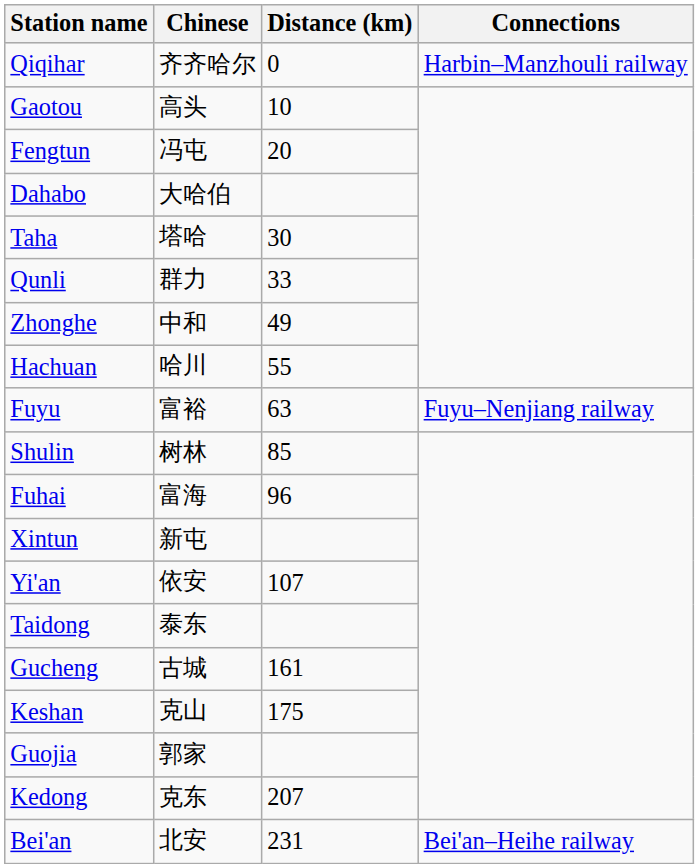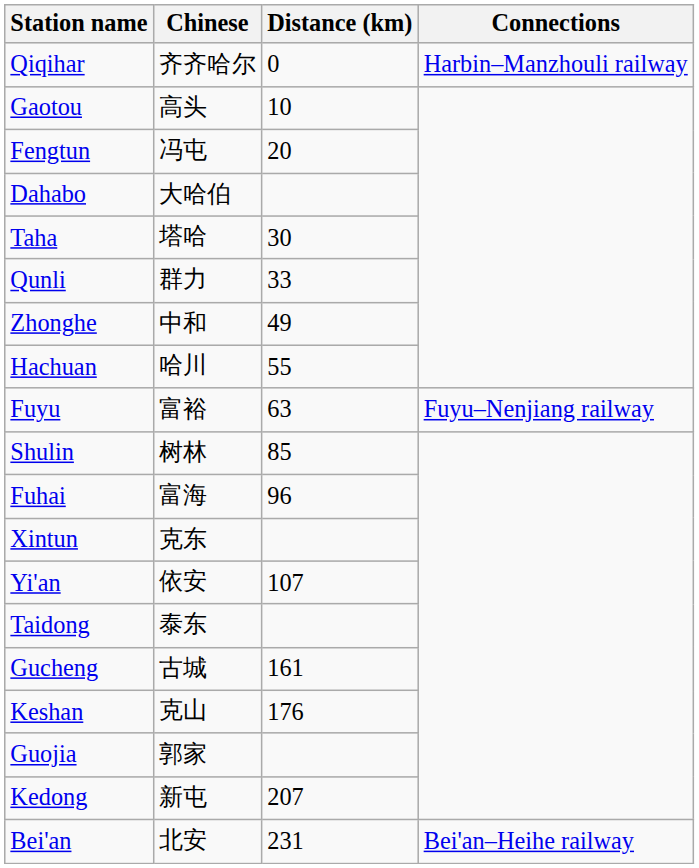(183, 538) 新屯 -> (183, 538) 克东
(285, 711) 175 -> (285, 711) 176
(183, 797) 克东 -> (183, 797) 新屯
